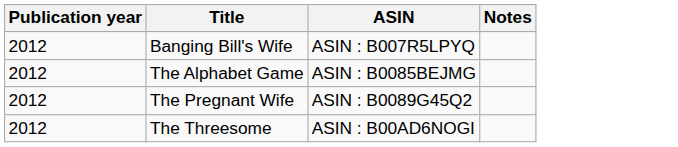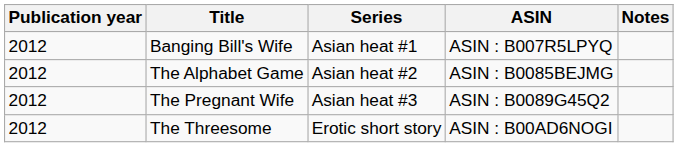+ column: (376, 18)
